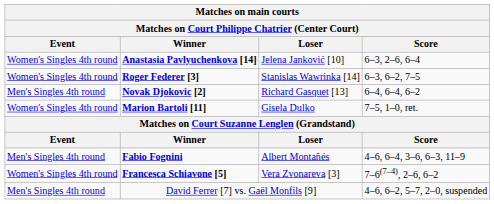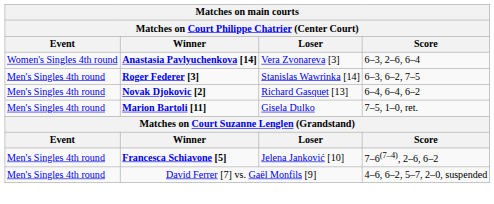(303, 60) Jelena Janković [10] -> (300, 60) Vera Zvonareva [3]
(62, 76) Women's Singles 4th round -> (56, 76) Men's Singles 4th round
(62, 108) Women's Singles 4th round -> (56, 108) Men's Singles 4th round
- row: (152, 156)
(62, 173) Women's Singles 4th round -> (56, 157) Men's Singles 4th round
(300, 173) Vera Zvonareva [3] -> (303, 157) Jelena Janković [10]
